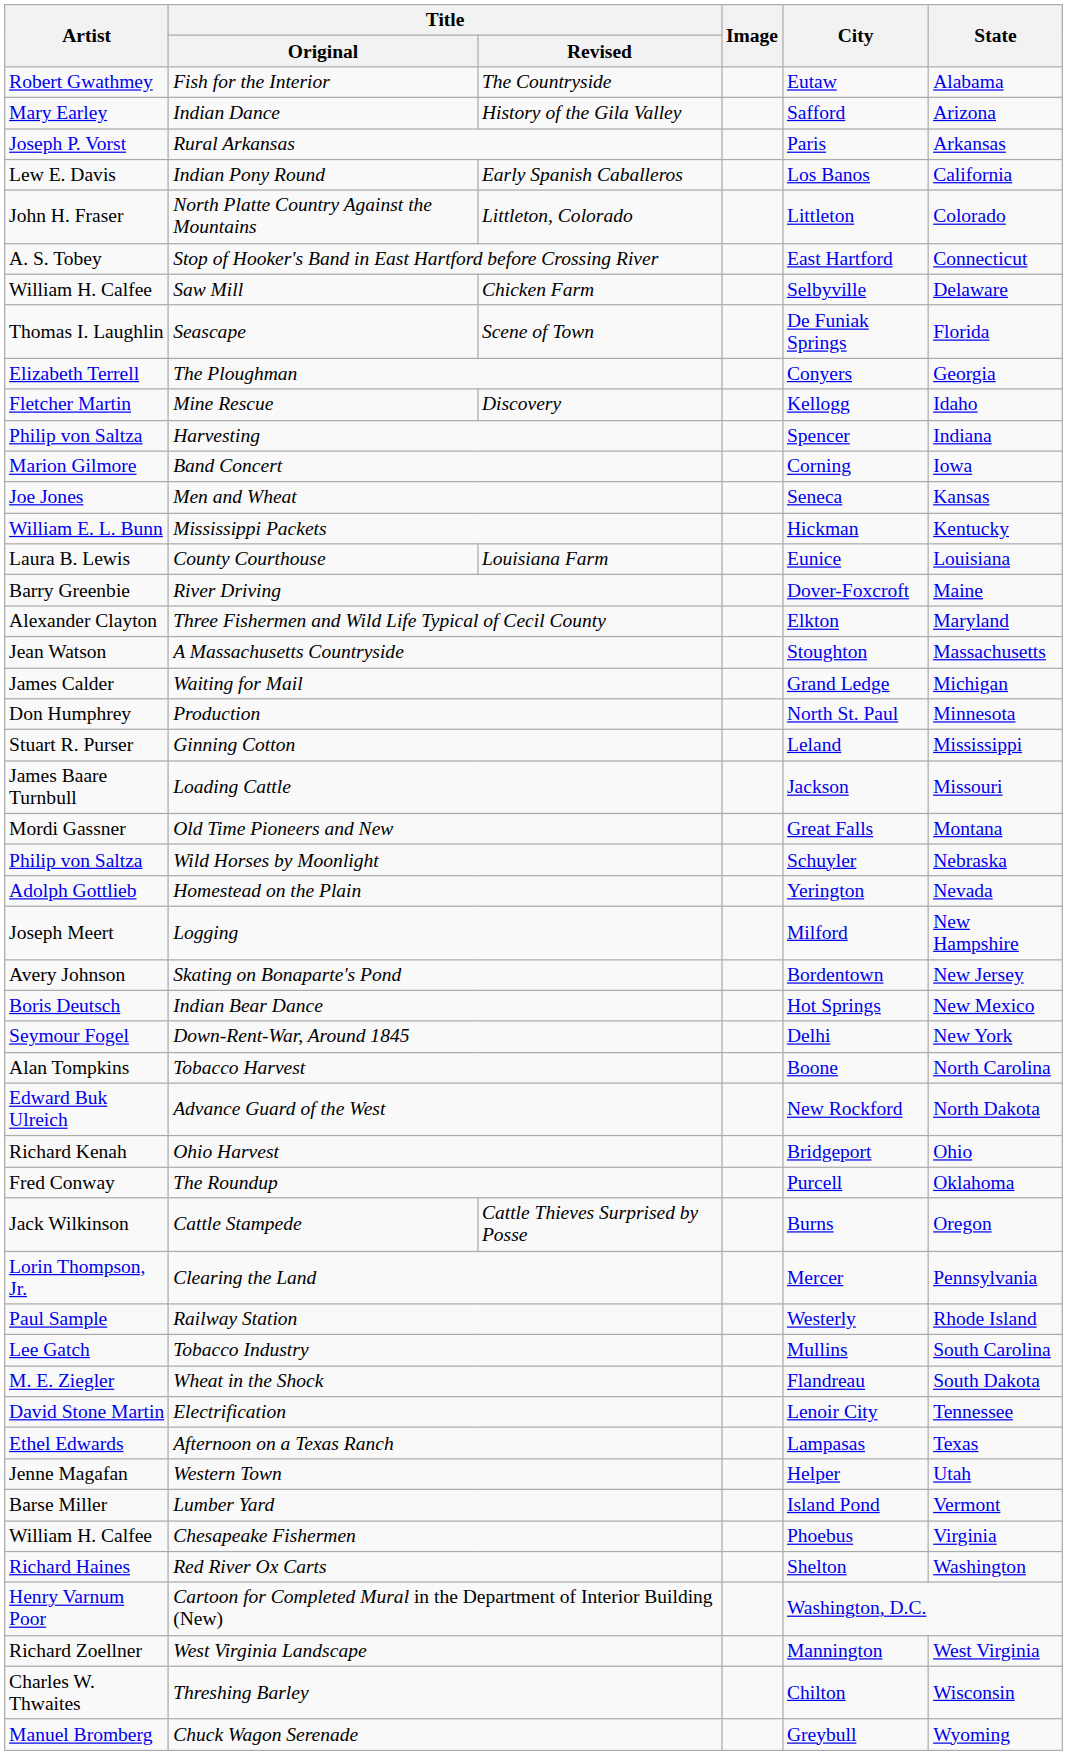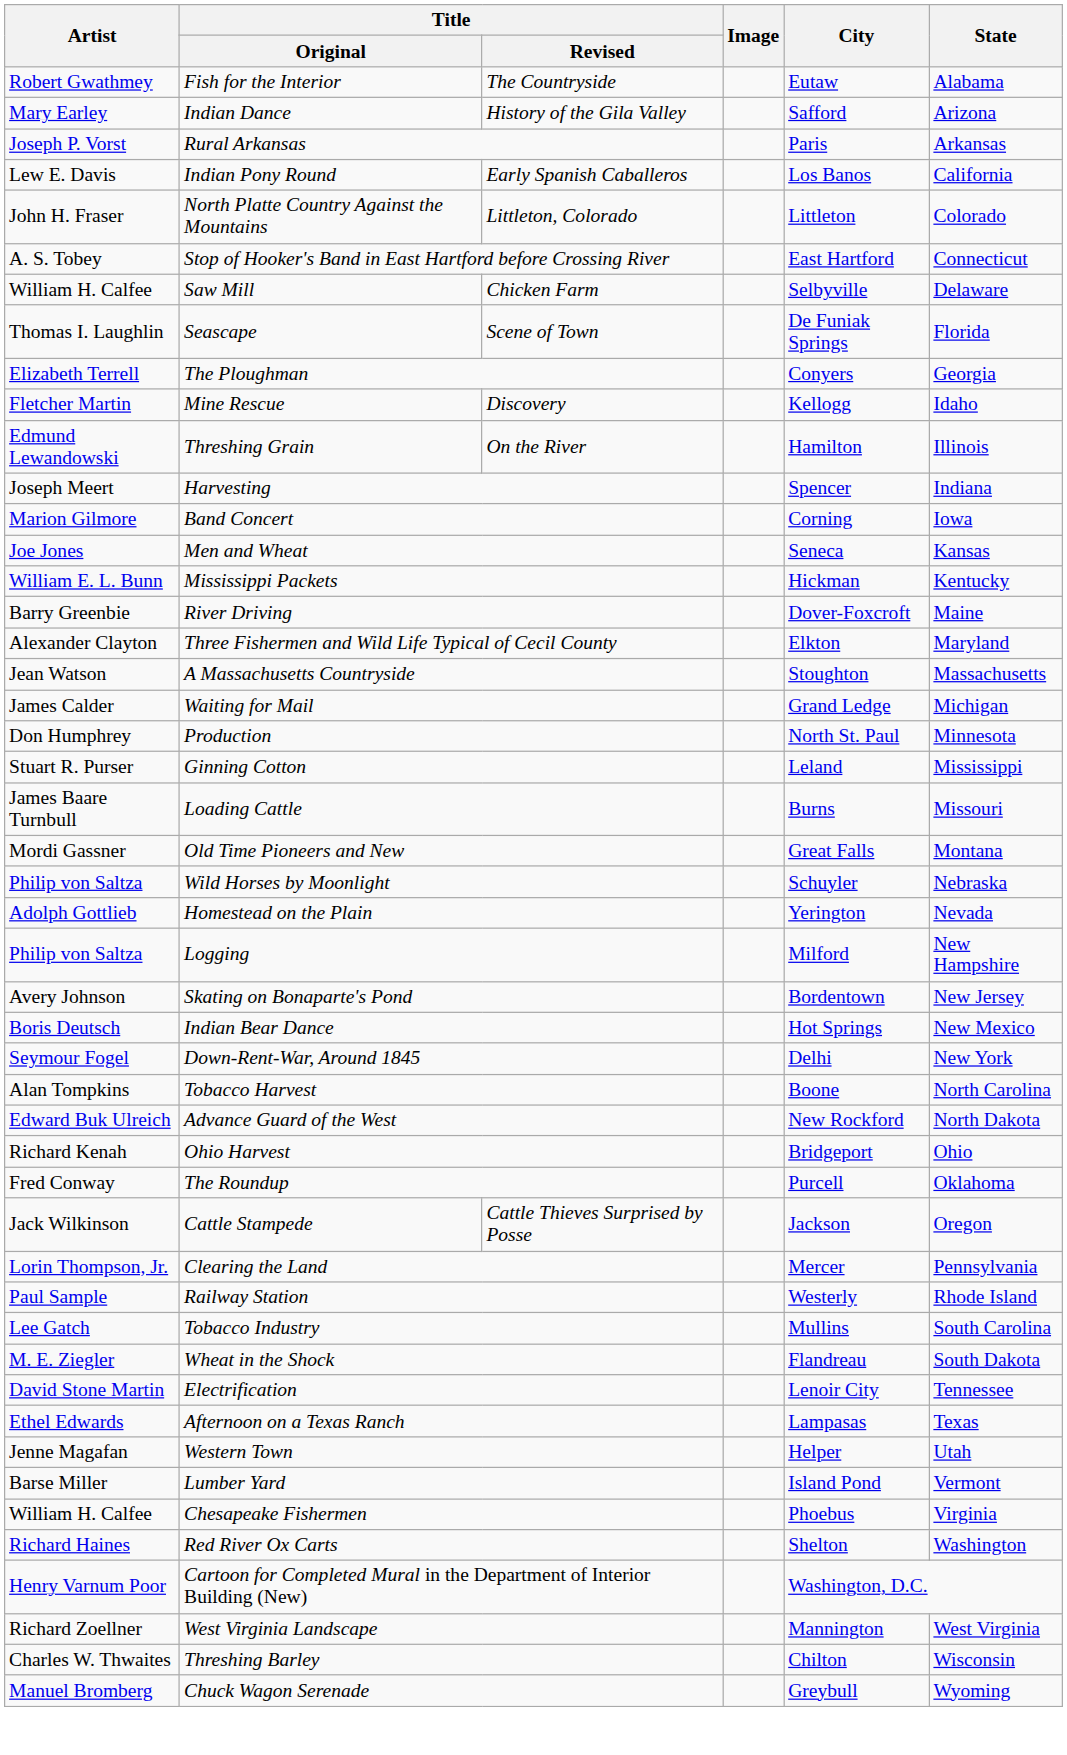+ row: (249, 446)
(76, 435) Philip von Saltza -> (61, 488) Joseph Meert
- row: (249, 559)
(818, 786) Jackson -> (812, 808) Burns
(61, 932) Joseph Meert -> (76, 954) Philip von Saltza
(810, 1224) Burns -> (819, 1224) Jackson
